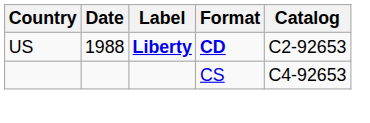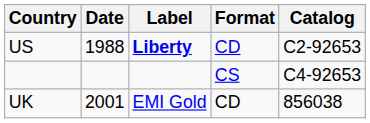(213, 46) bold -> (228, 46) normal
+ row: (21, 103)
